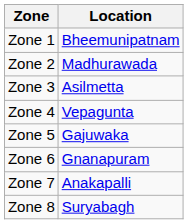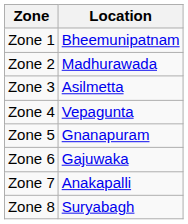(95, 135) Gajuwaka -> (106, 135) Gnanapuram
(106, 159) Gnanapuram -> (95, 159) Gajuwaka
